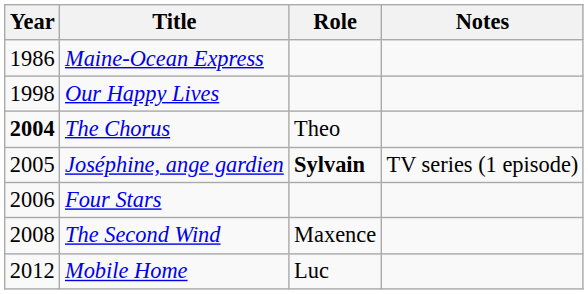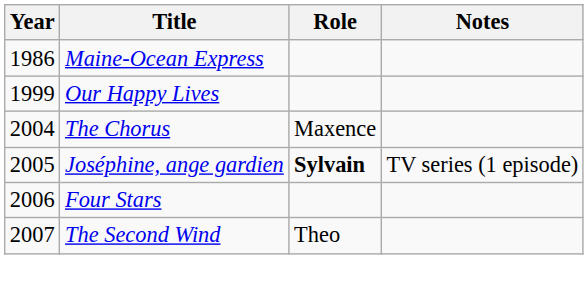(32, 93) 1998 -> (32, 93) 1999
(32, 128) bold -> (32, 128) normal
(317, 128) Theo -> (335, 128) Maxence
(32, 235) 2008 -> (32, 235) 2007
(335, 235) Maxence -> (317, 235) Theo
- row: (126, 270)
